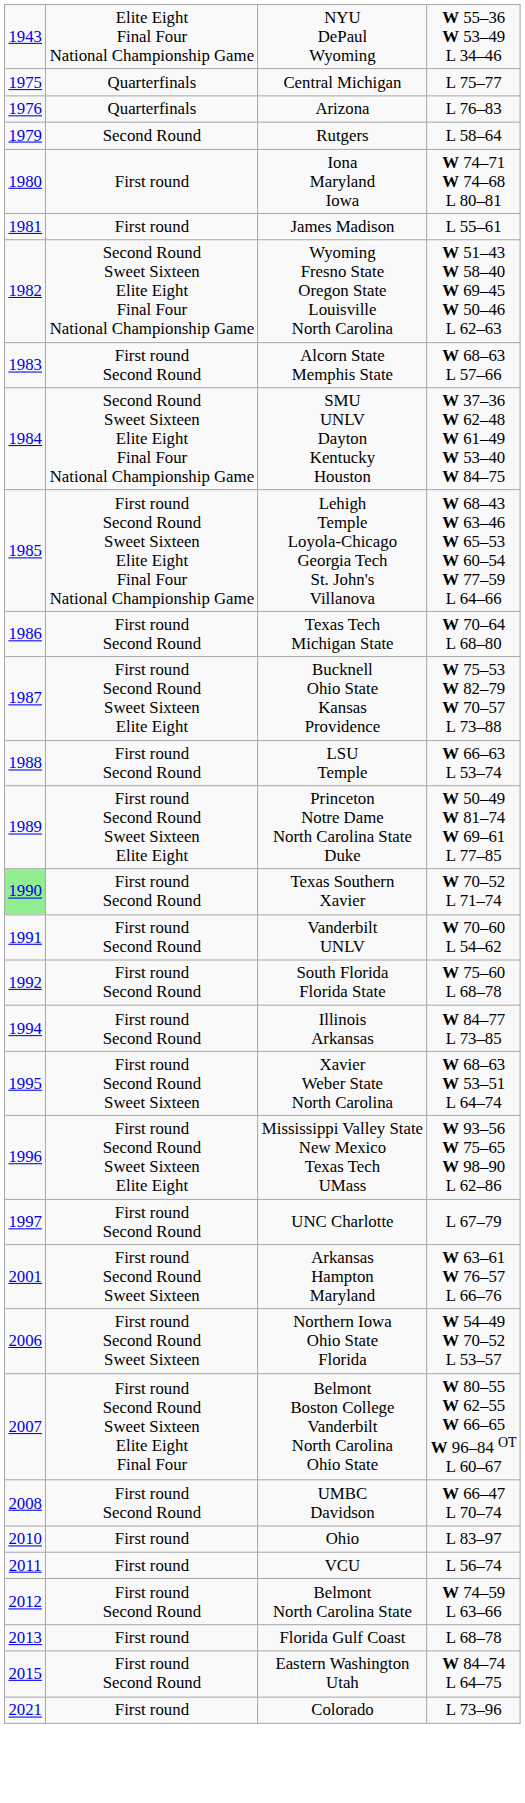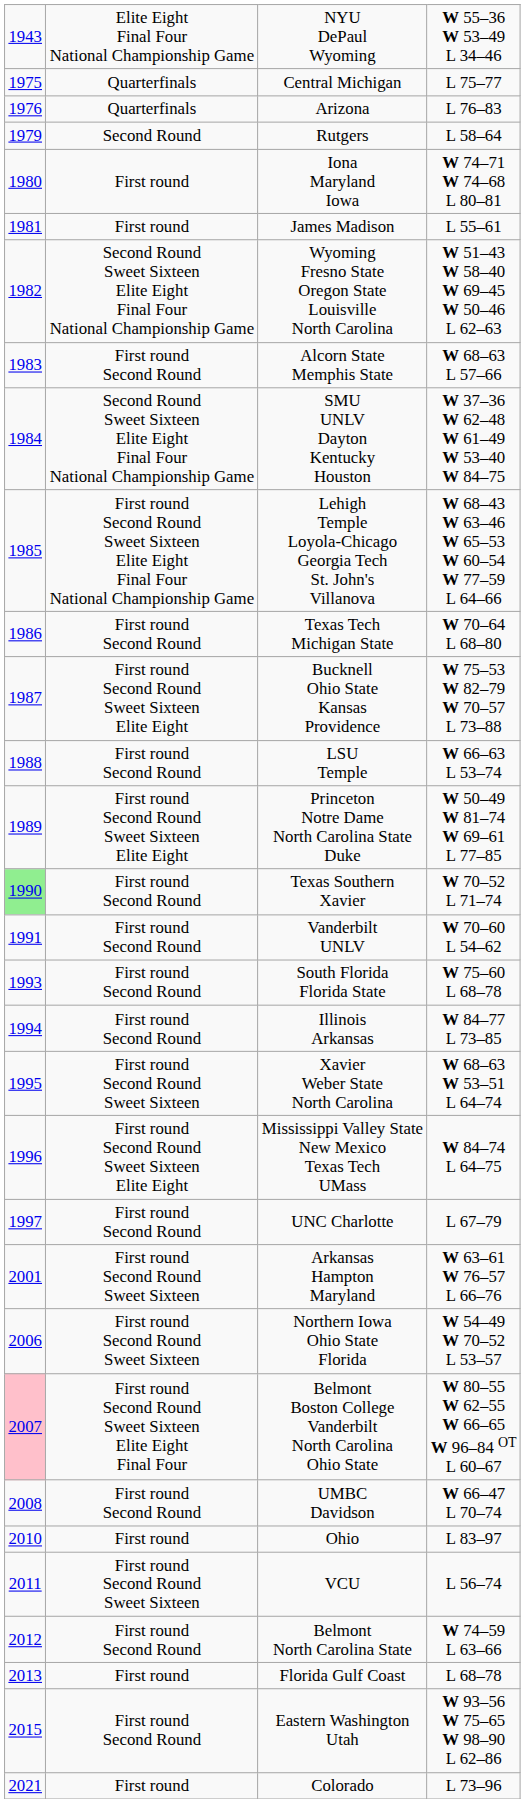(25, 982) 1992 -> (25, 982) 1993
(474, 1157) W 93–56 W 75–65 W 98–90 L 62–86 -> (474, 1157) W 84–74 L 64–75
(25, 1426) no background -> (25, 1426) pink background
(152, 1565) First round -> (152, 1584) First round Second Round Sweet Sixteen
(474, 1673) W 84–74 L 64–75 -> (474, 1730) W 93–56 W 75–65 W 98–90 L 62–86
